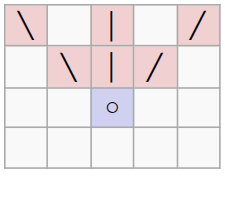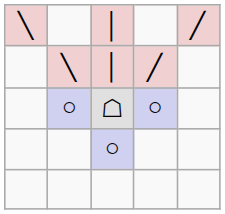+ row: (69, 108)
